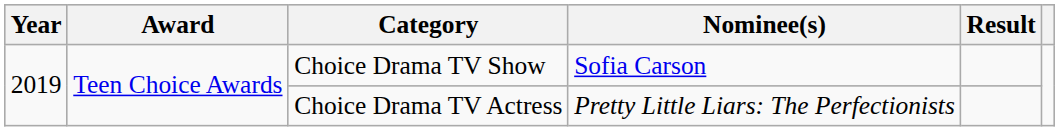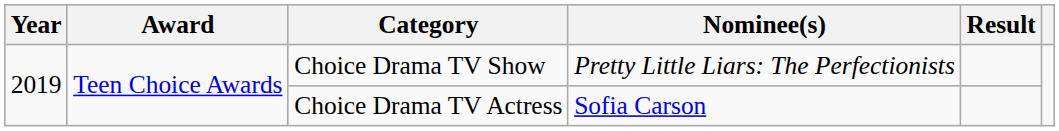(640, 65) Sofia Carson -> (765, 65) Pretty Little Liars: The Perfectionists
(765, 105) Pretty Little Liars: The Perfectionists -> (640, 105) Sofia Carson
